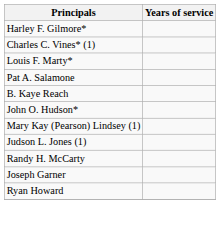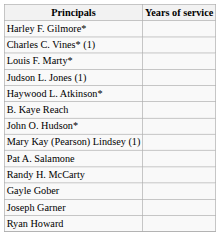rows swapped: (41, 77) <-> (46, 142)
+ row: (55, 93)
+ row: (33, 191)
